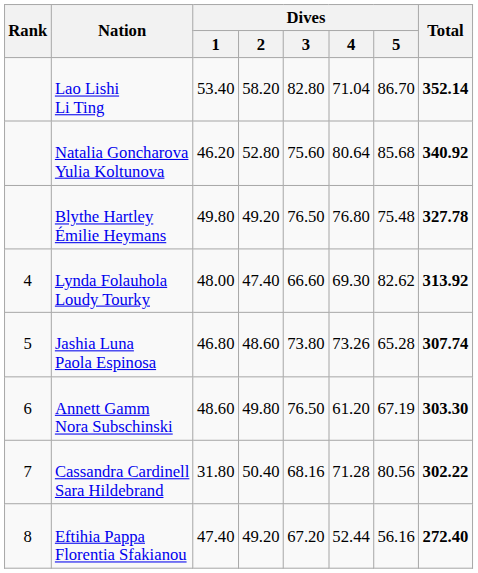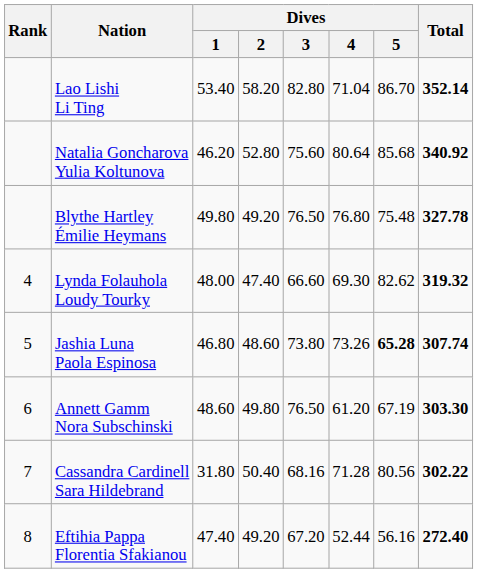(445, 280) 313.92 -> (445, 280) 319.32
(396, 344) normal -> (396, 344) bold
